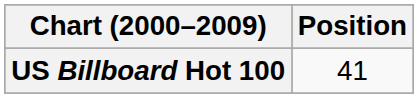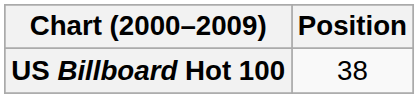(352, 70) 41 -> (352, 70) 38
